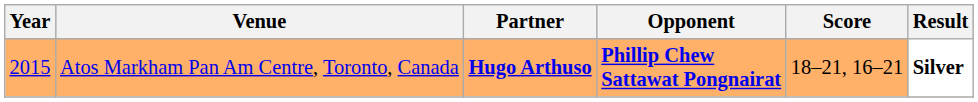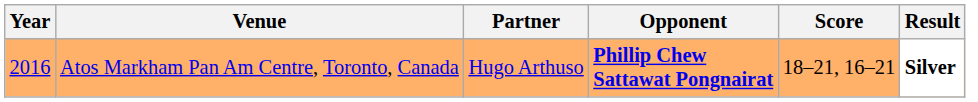(30, 67) 2015 -> (30, 67) 2016
(530, 67) bold -> (526, 67) normal
